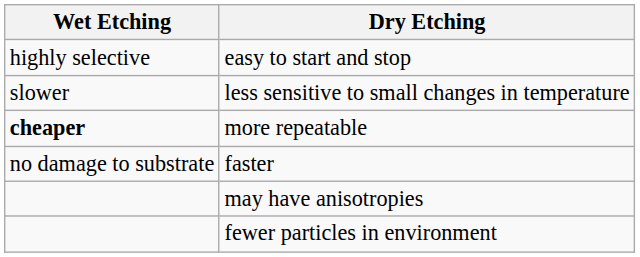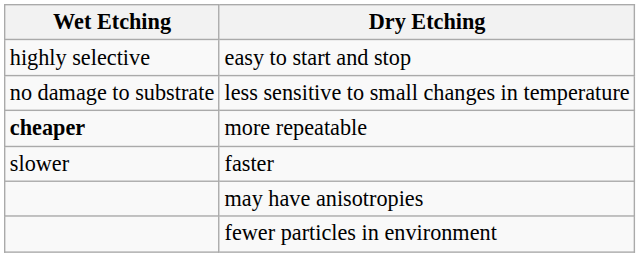(39, 92) slower -> (112, 92) no damage to substrate
(112, 163) no damage to substrate -> (39, 163) slower
